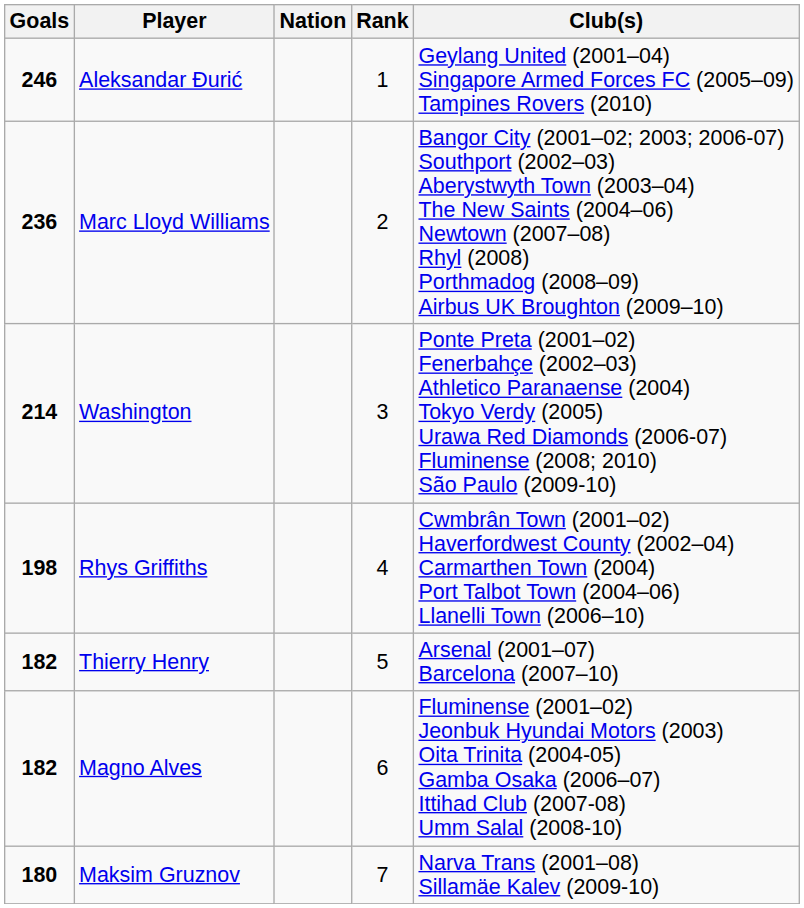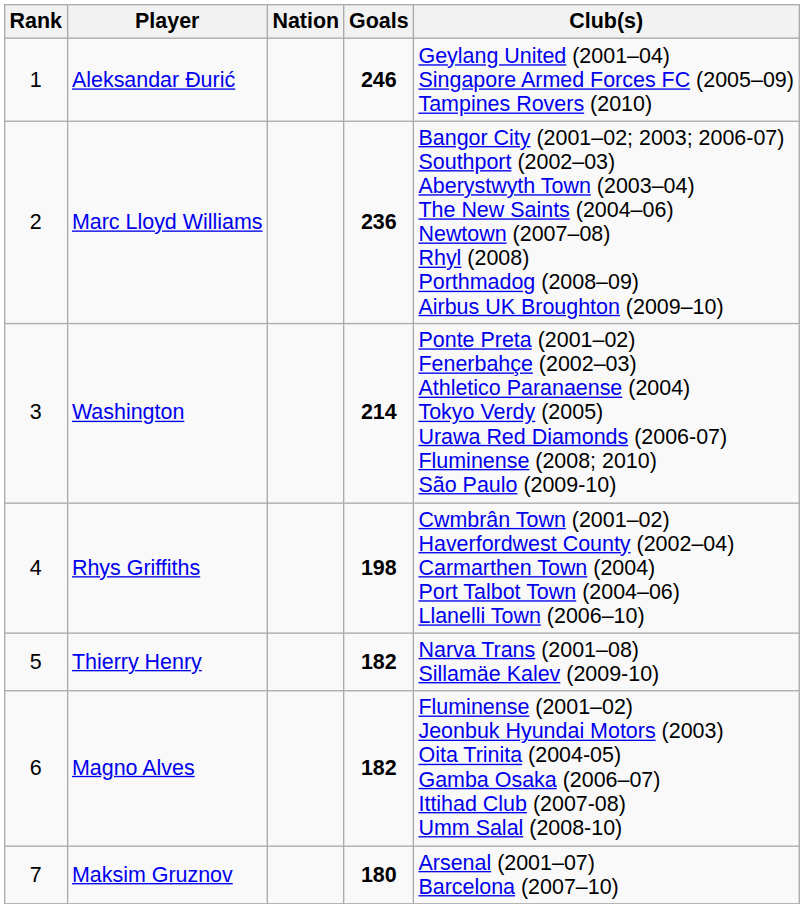columns swapped: (382, 21) <-> (39, 21)
(519, 661) Arsenal (2001–07) Barcelona (2007–10) -> (539, 661) Narva Trans (2001–08) Sillamäe Kalev (2009-10)
(539, 874) Narva Trans (2001–08) Sillamäe Kalev (2009-10) -> (519, 874) Arsenal (2001–07) Barcelona (2007–10)
